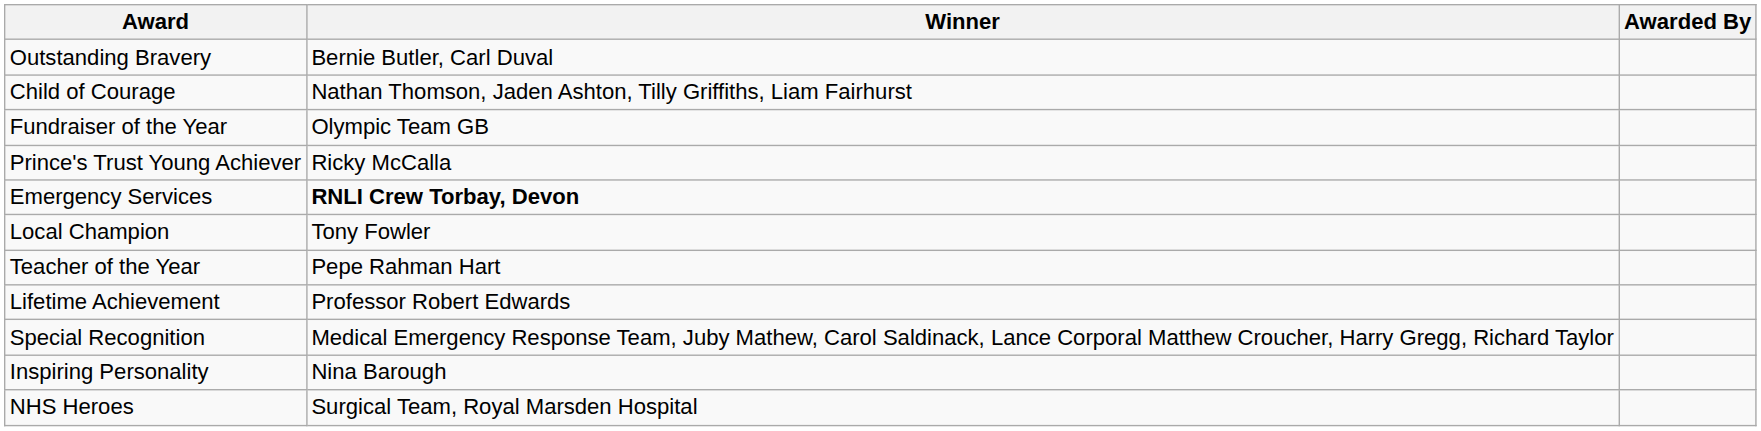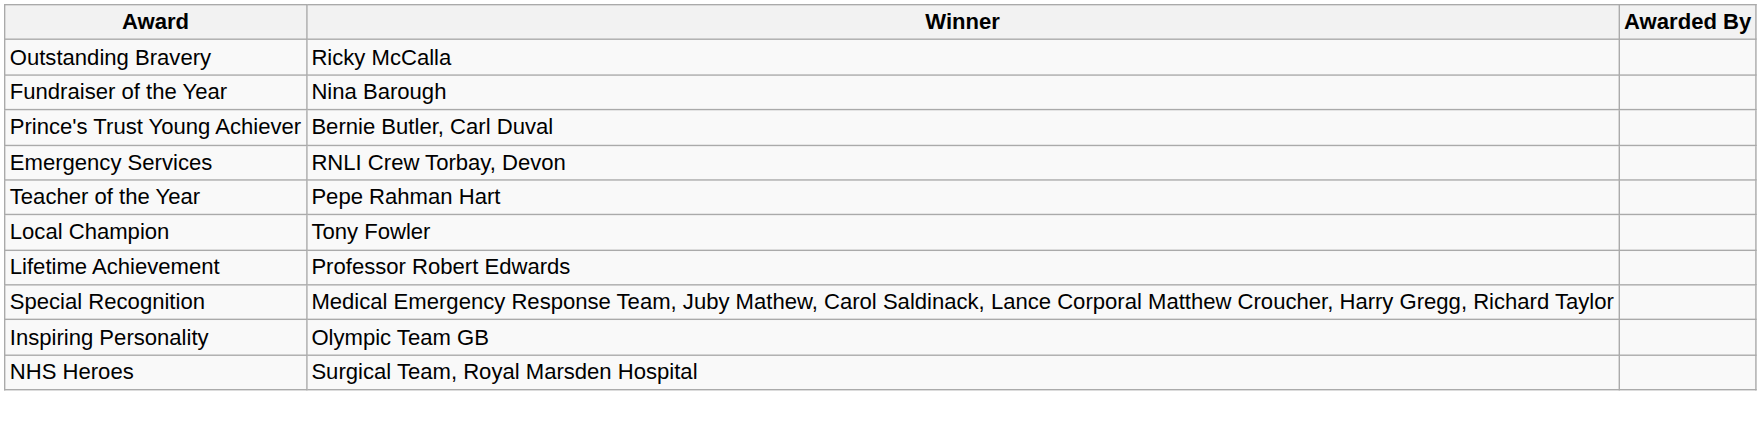(432, 57) Bernie Butler, Carl Duval -> (381, 57) Ricky McCalla
- row: (93, 92)
(400, 127) Olympic Team GB -> (379, 92) Nina Barough
(381, 162) Ricky McCalla -> (432, 127) Bernie Butler, Carl Duval
(445, 197) bold -> (439, 162) normal
rows swapped: (90, 232) <-> (105, 267)
(379, 372) Nina Barough -> (400, 337) Olympic Team GB
